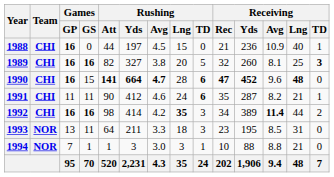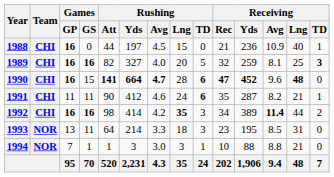(159, 63) 3.8 -> (159, 63) 4.0
(249, 63) 260 -> (249, 63) 259
(134, 130) 211 -> (134, 130) 214
